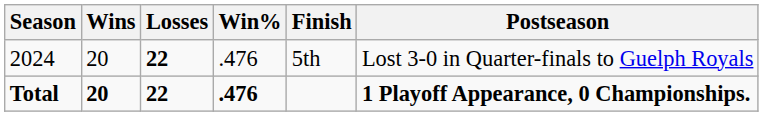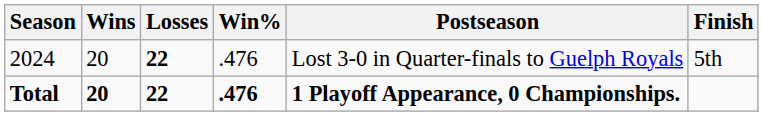columns swapped: (322, 22) <-> (558, 22)
